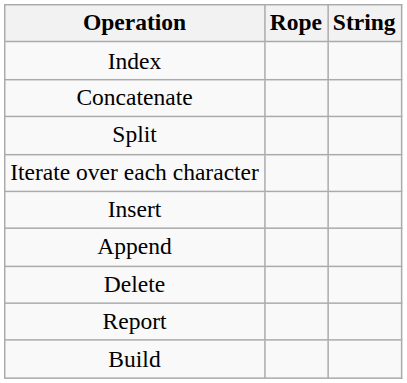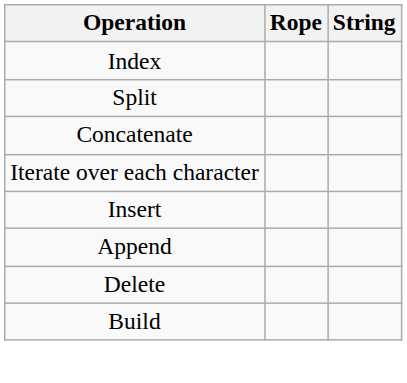rows swapped: (135, 135) <-> (135, 97)
- row: (135, 321)
